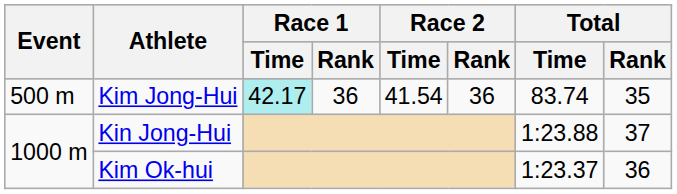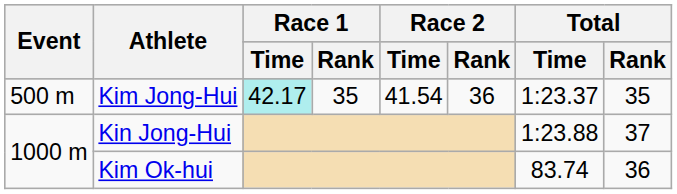(346, 97) 36 -> (346, 97) 35
(560, 97) 83.74 -> (560, 97) 1:23.37
(560, 170) 1:23.37 -> (560, 170) 83.74
